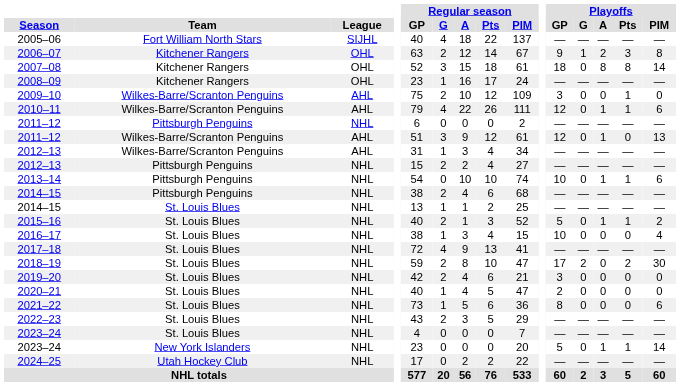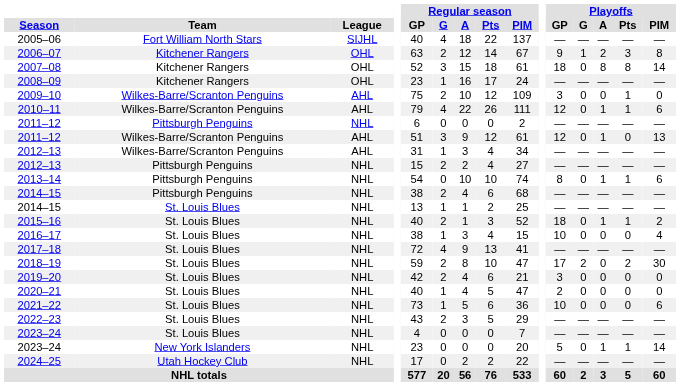(560, 179) 10 -> (560, 179) 8
(560, 221) 5 -> (560, 221) 18
(560, 305) 8 -> (560, 305) 10
